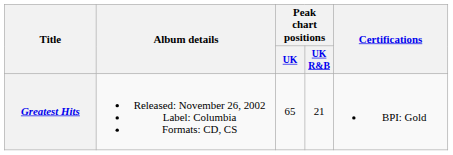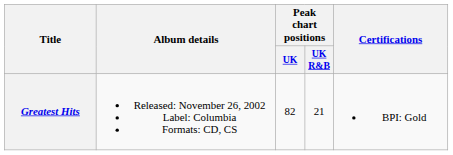(290, 111) 65 -> (290, 111) 82
